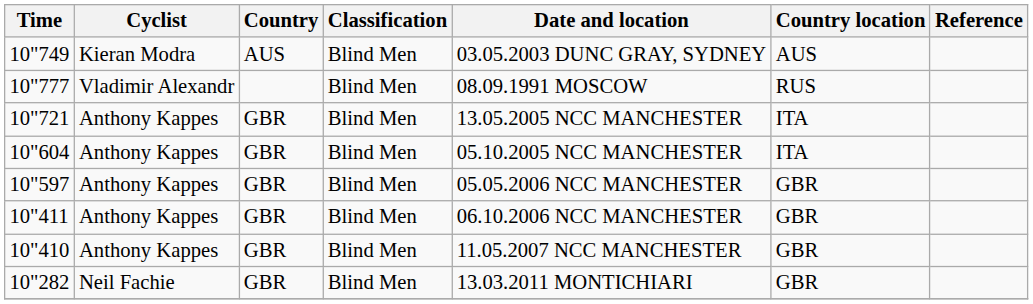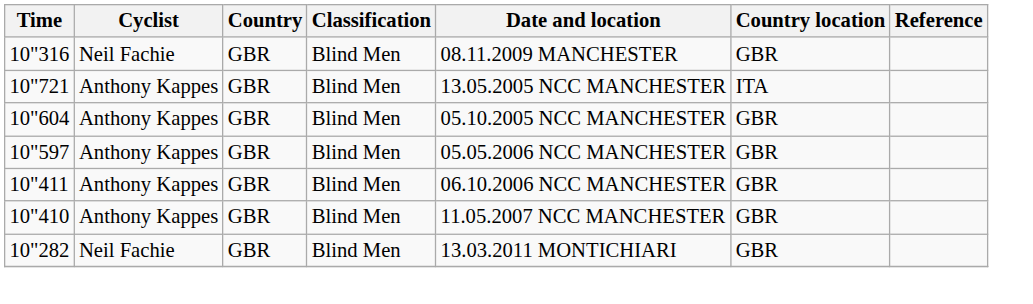- row: (39, 53)
+ row: (39, 53)
- row: (39, 86)
(792, 151) ITA -> (757, 119) GBR
